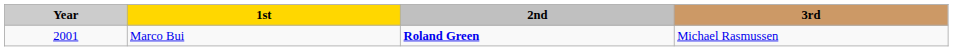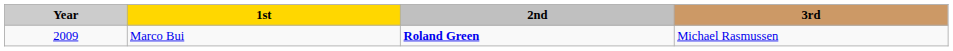(66, 35) 2001 -> (66, 35) 2009
